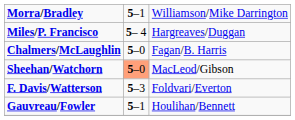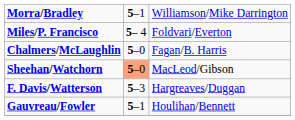(198, 32) Hargreaves/Duggan -> (192, 32) Foldvari/Everton
(192, 87) Foldvari/Everton -> (198, 87) Hargreaves/Duggan
